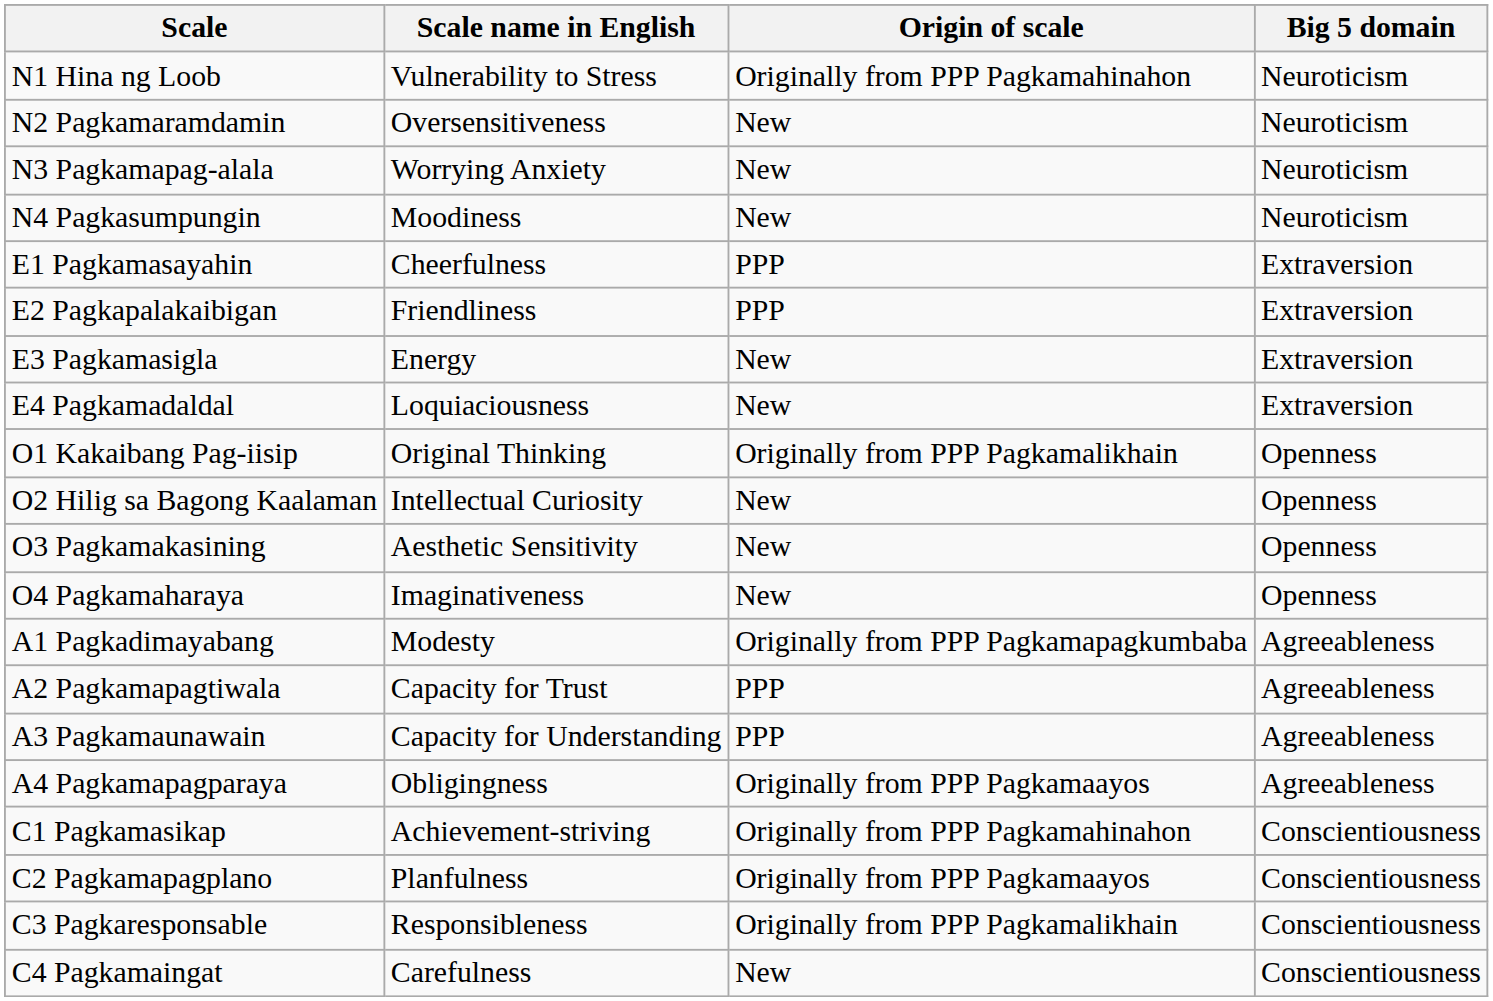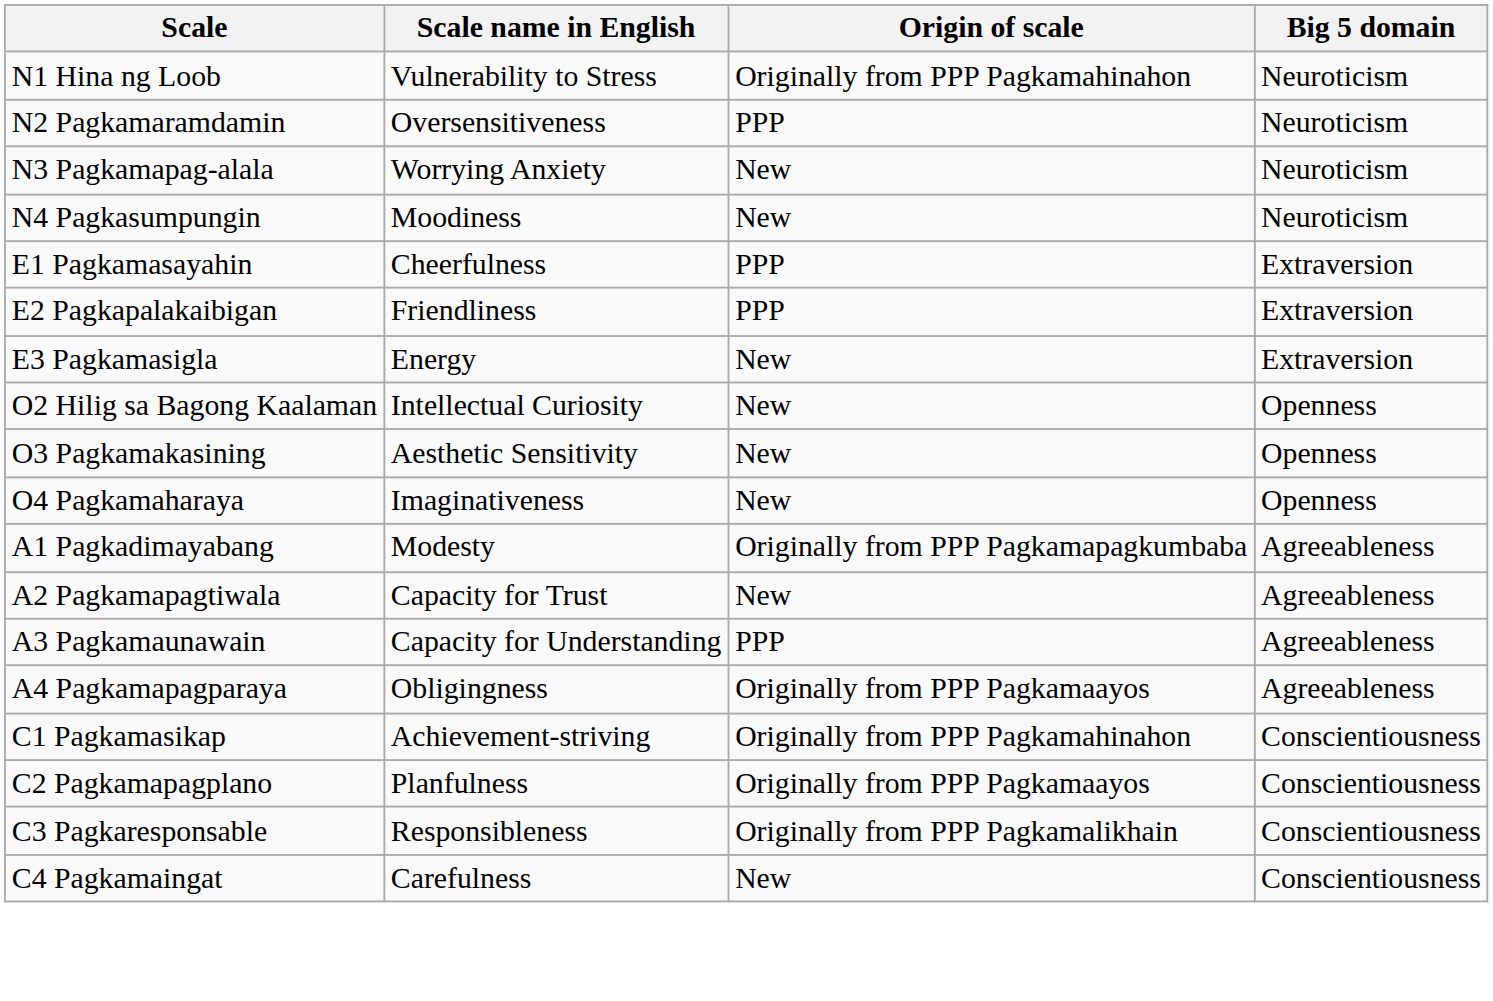(763, 122) New -> (760, 122) PPP
- row: (123, 405)
- row: (155, 452)
(760, 688) PPP -> (763, 594) New
